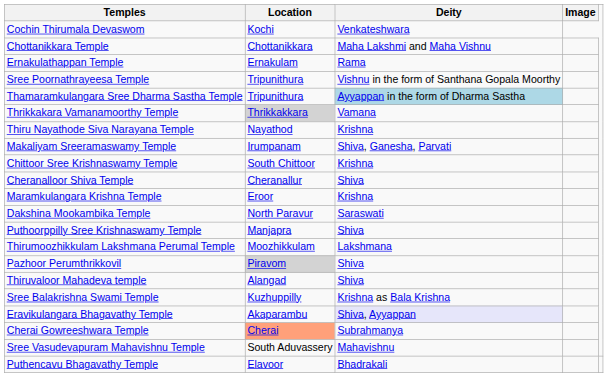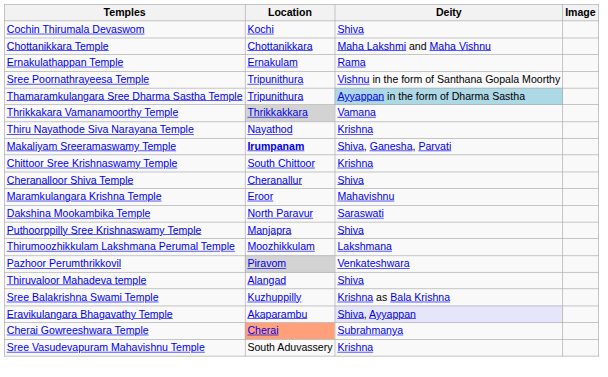(373, 29) Venkateshwara -> (351, 29) Shiva
(274, 146) normal -> (276, 146) bold
(355, 197) Krishna -> (366, 197) Mahavishnu
(351, 264) Shiva -> (373, 264) Venkateshwara
(366, 347) Mahavishnu -> (355, 347) Krishna
- row: (82, 364)
